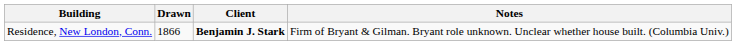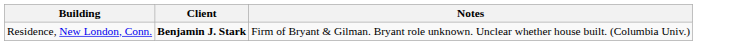- column: (174, 13)
